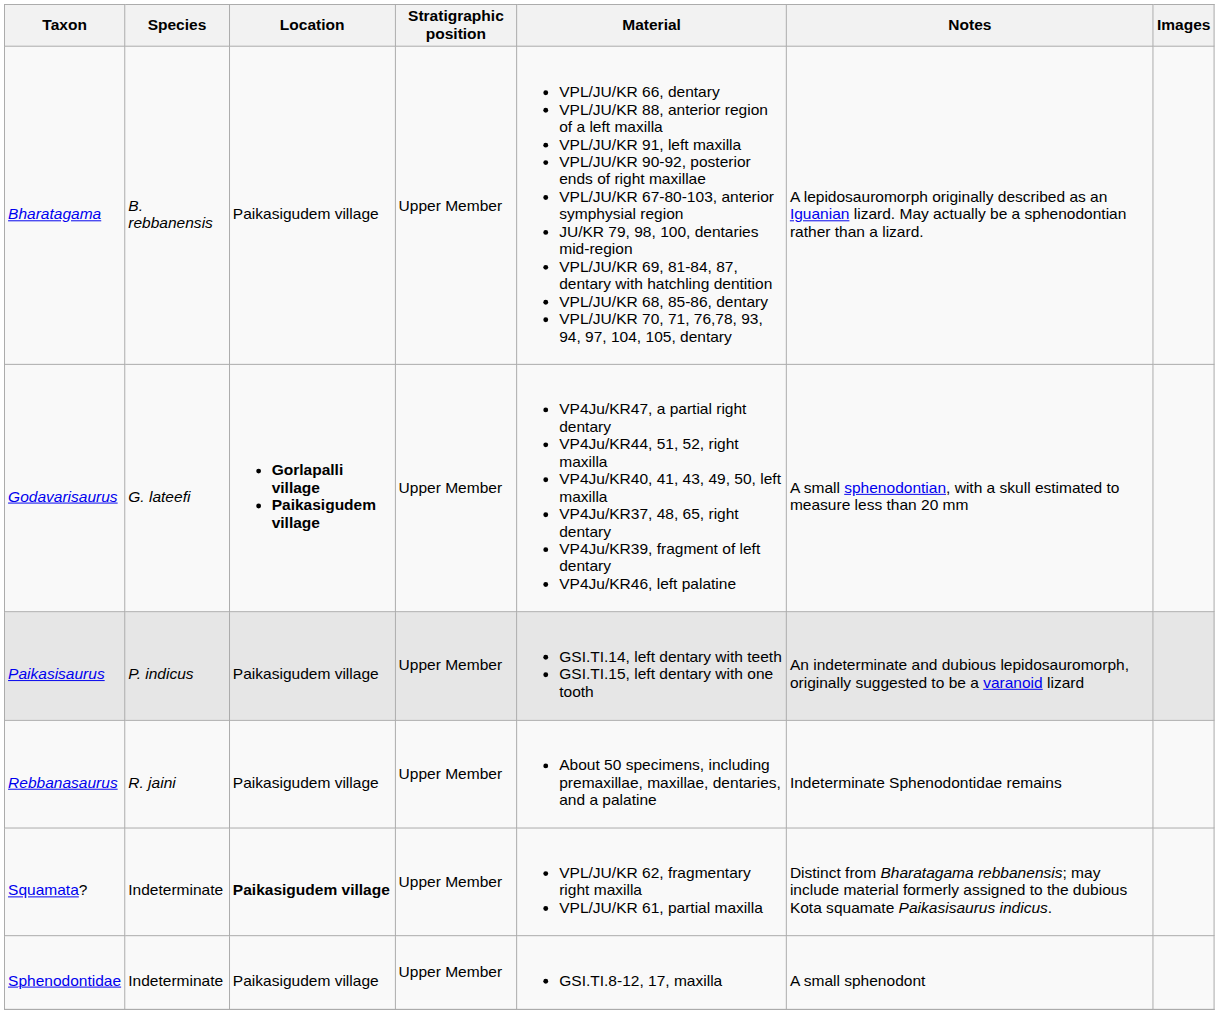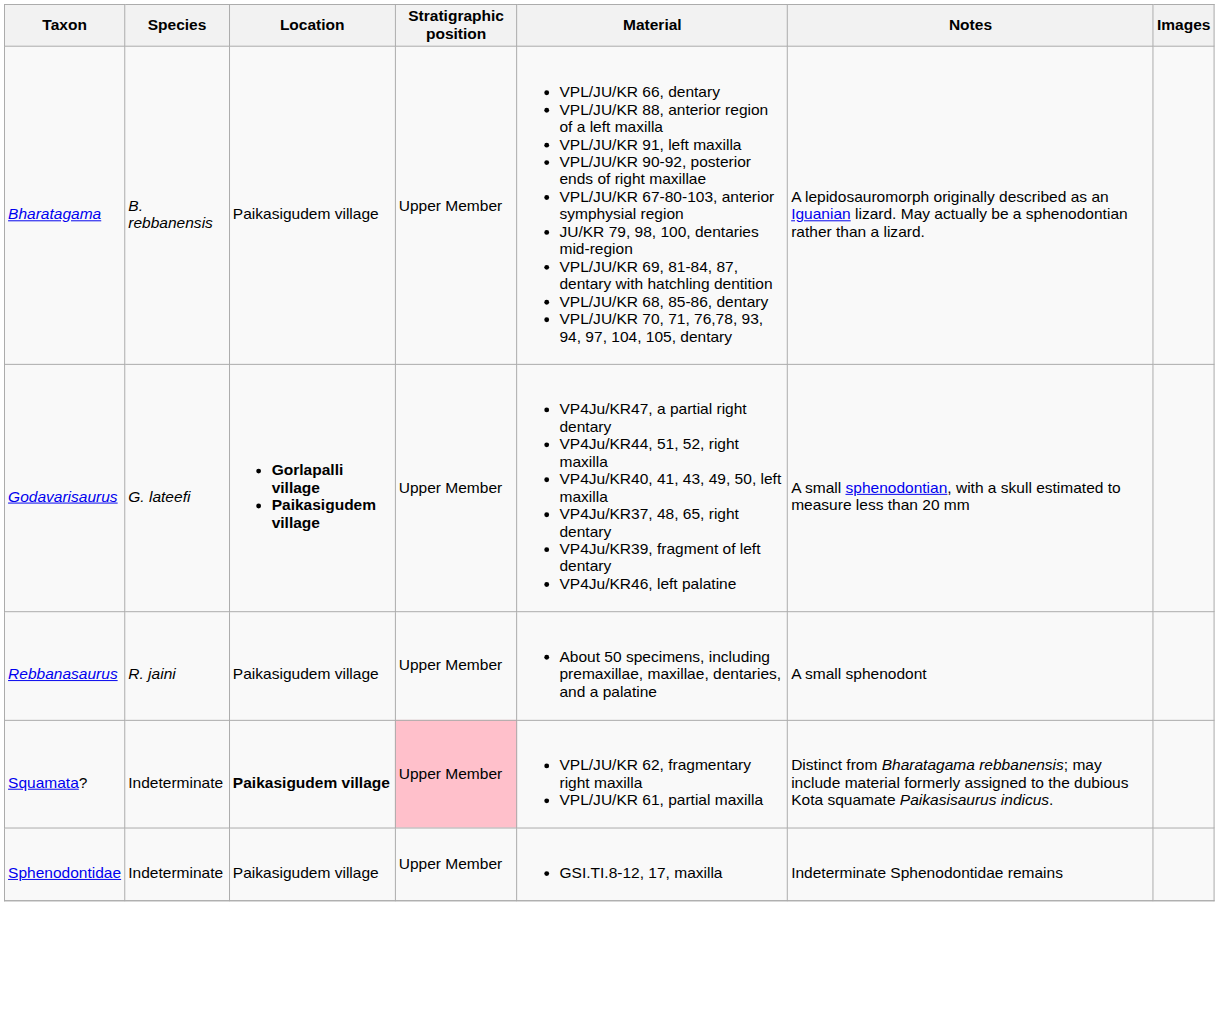- row: (56, 674)
(926, 782) Indeterminate Sphenodontidae remains -> (859, 674) A small sphenodont
(450, 881) no background -> (450, 773) pink background
(858, 981) A small sphenodont -> (927, 873) Indeterminate Sphenodontidae remains
